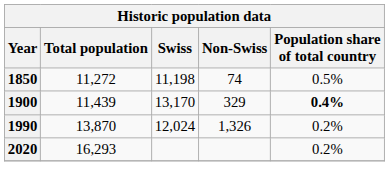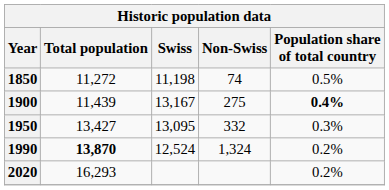(175, 102) 13,170 -> (175, 102) 13,167
(235, 102) 329 -> (235, 102) 275
+ row: (23, 126)
(96, 126) normal -> (96, 149) bold
(175, 126) 12,024 -> (175, 149) 12,524
(235, 126) 1,326 -> (235, 149) 1,324
